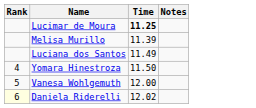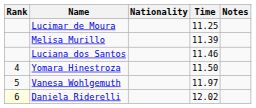+ column: (159, 11)
(143, 26) bold -> (205, 26) normal
(143, 54) 11.49 -> (205, 54) 11.46
(143, 82) 12.00 -> (205, 82) 11.97
